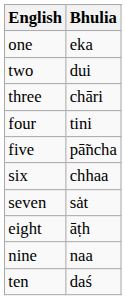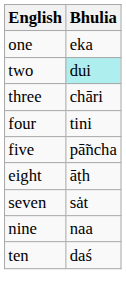(80, 70) no background -> (80, 70) paleturquoise background
- row: (18, 176)
rows swapped: (27, 202) <-> (25, 228)
